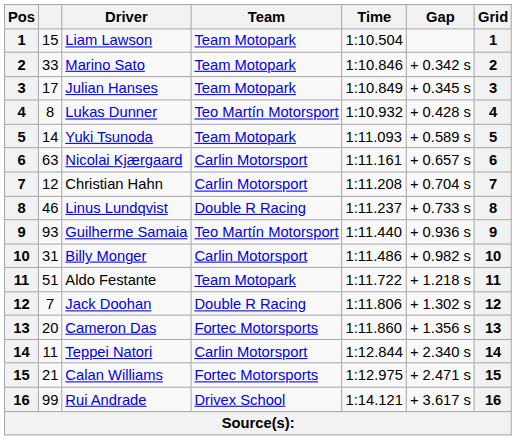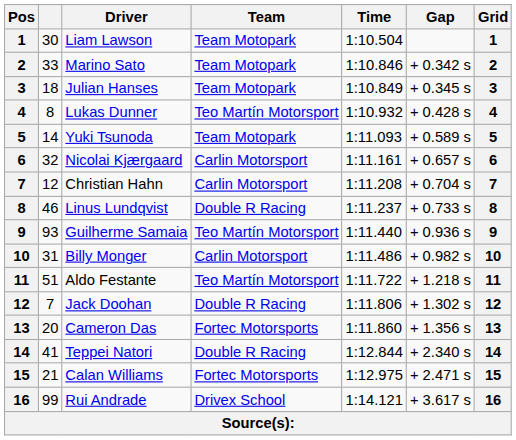(50, 40) 15 -> (50, 40) 30
(50, 88) 17 -> (50, 88) 18
(50, 160) 63 -> (50, 160) 32
(245, 279) Team Motopark -> (266, 279) Teo Martín Motorsport
(50, 351) 11 -> (50, 351) 41
(251, 351) Carlin Motorsport -> (250, 351) Double R Racing
